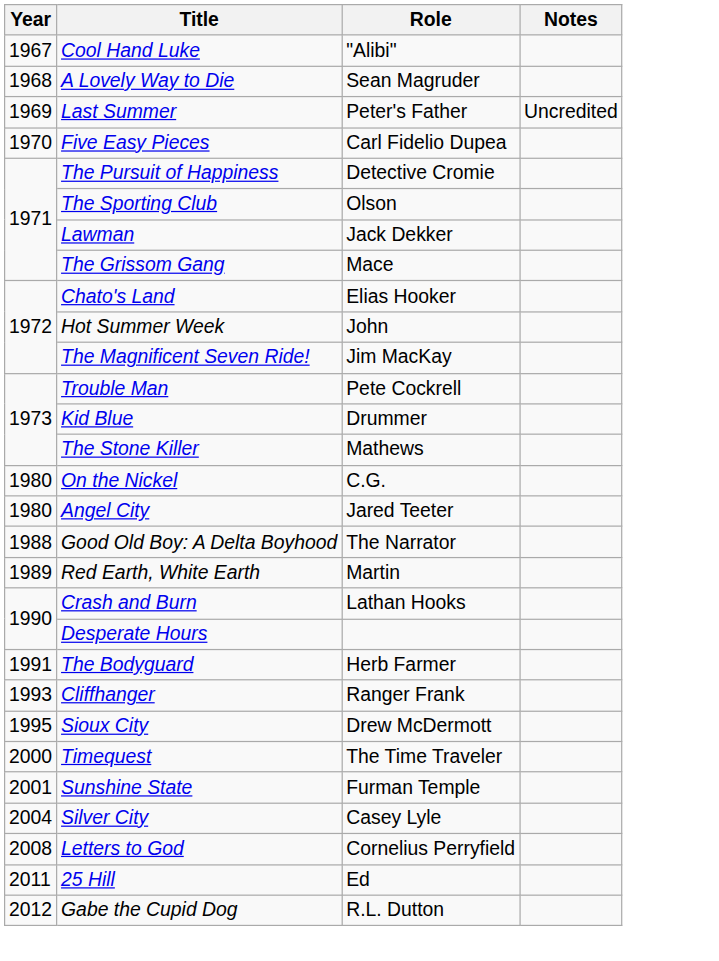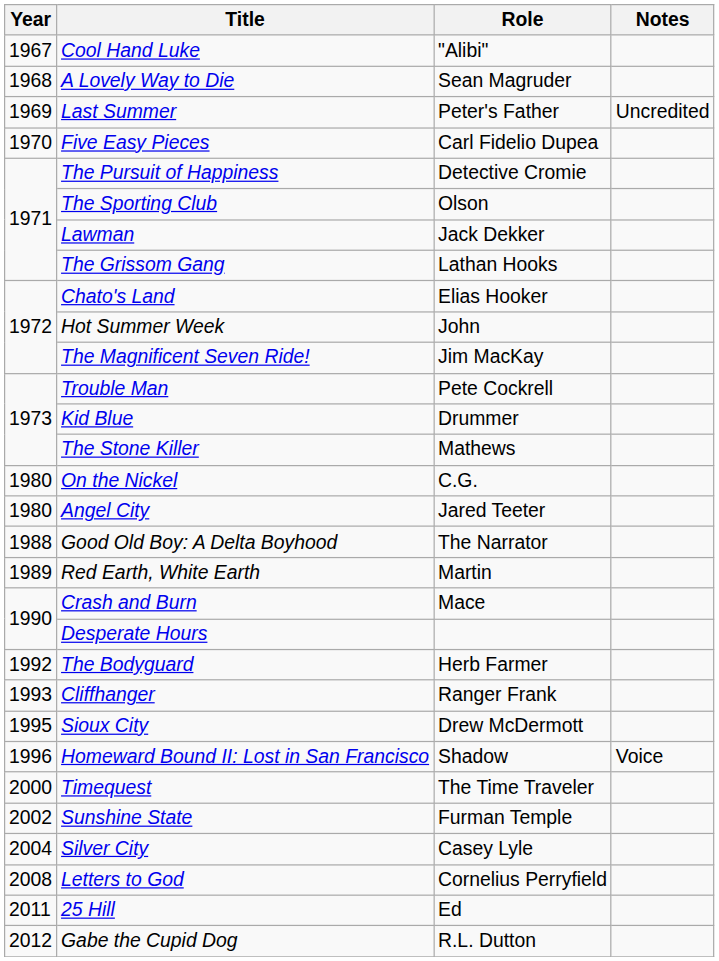(370, 265) Mace -> (498, 265) Lathan Hooks
(406, 603) Lathan Hooks -> (462, 603) Mace
(31, 664) 1991 -> (31, 664) 1992
+ row: (245, 756)
(31, 787) 2001 -> (31, 818) 2002
